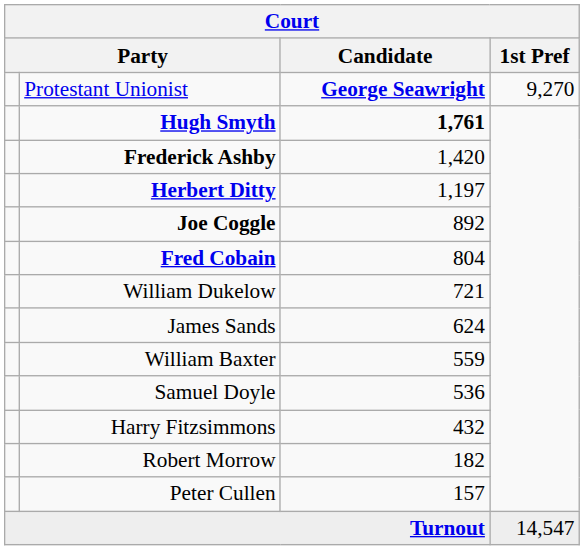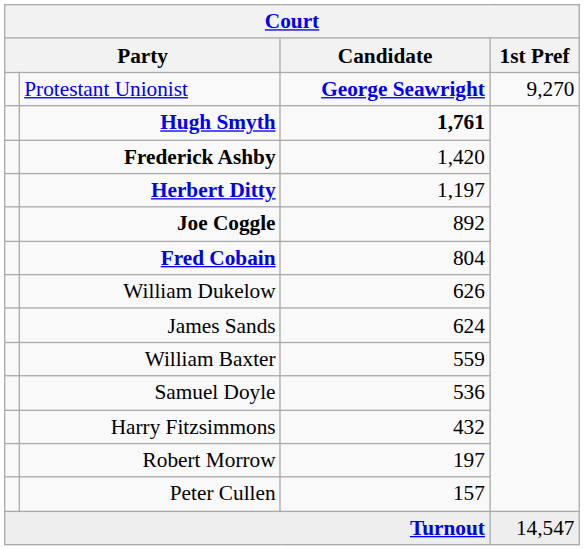(469, 291) 721 -> (469, 291) 626
(469, 460) 182 -> (469, 460) 197
